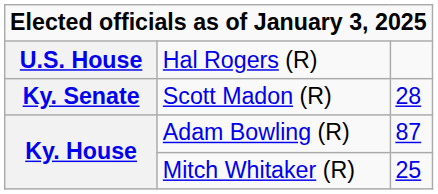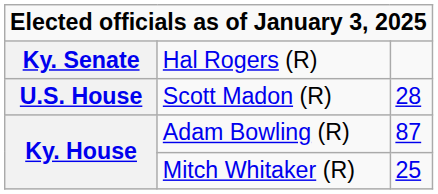(81, 59) U.S. House -> (81, 59) Ky. Senate
(81, 96) Ky. Senate -> (81, 96) U.S. House
